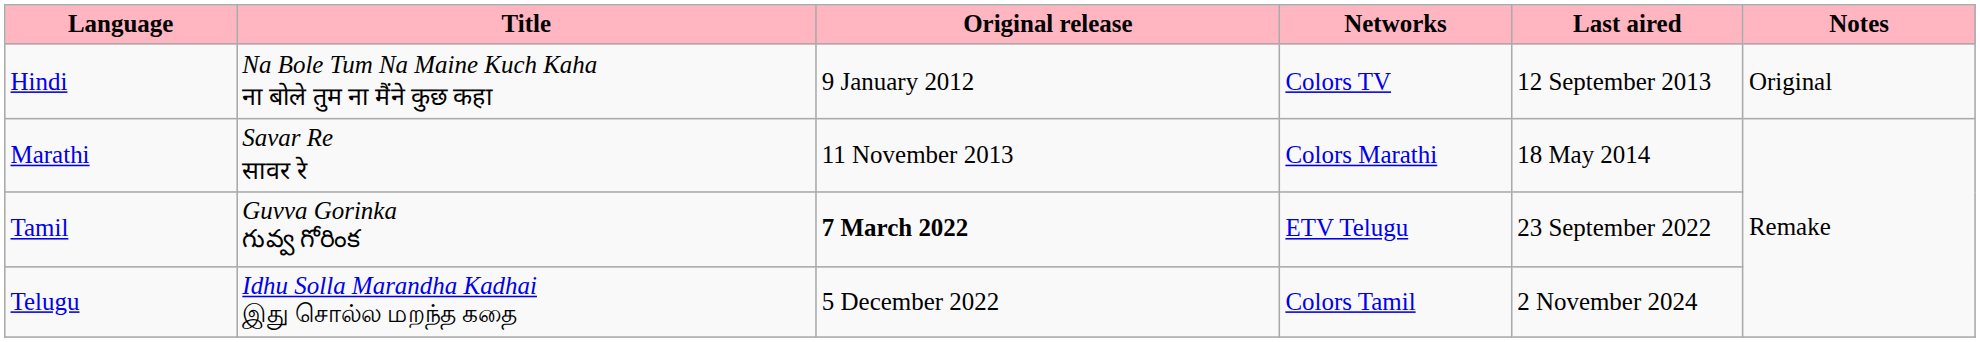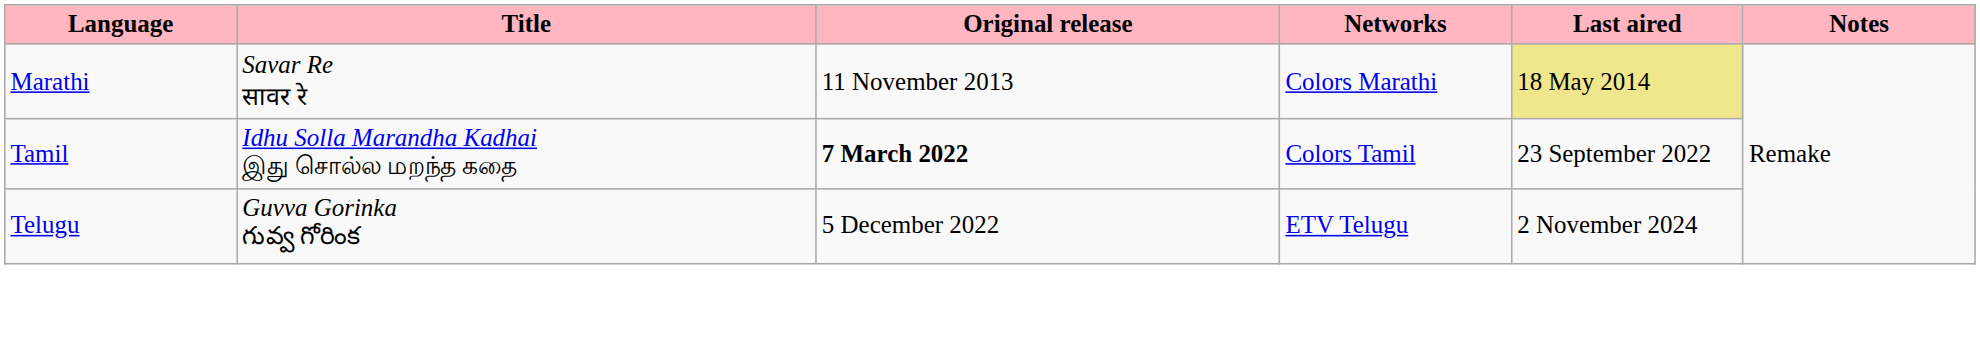- row: (39, 81)
(1584, 154) no background -> (1584, 81) khaki background
(320, 225) Guvva Gorinka గువ్వ గోరింక -> (390, 151) Idhu Solla Marandha Kadhai இது சொல்ல மறந்த கதை
(1347, 228) ETV Telugu -> (1351, 153) Colors Tamil
(390, 299) Idhu Solla Marandha Kadhai இது சொல்ல மறந்த கதை -> (320, 222) Guvva Gorinka గువ్వ గోరింక
(1351, 301) Colors Tamil -> (1347, 225) ETV Telugu
